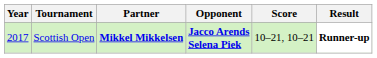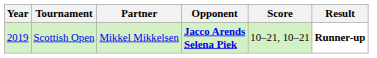(18, 37) 2017 -> (18, 37) 2019
(141, 37) bold -> (139, 37) normal
